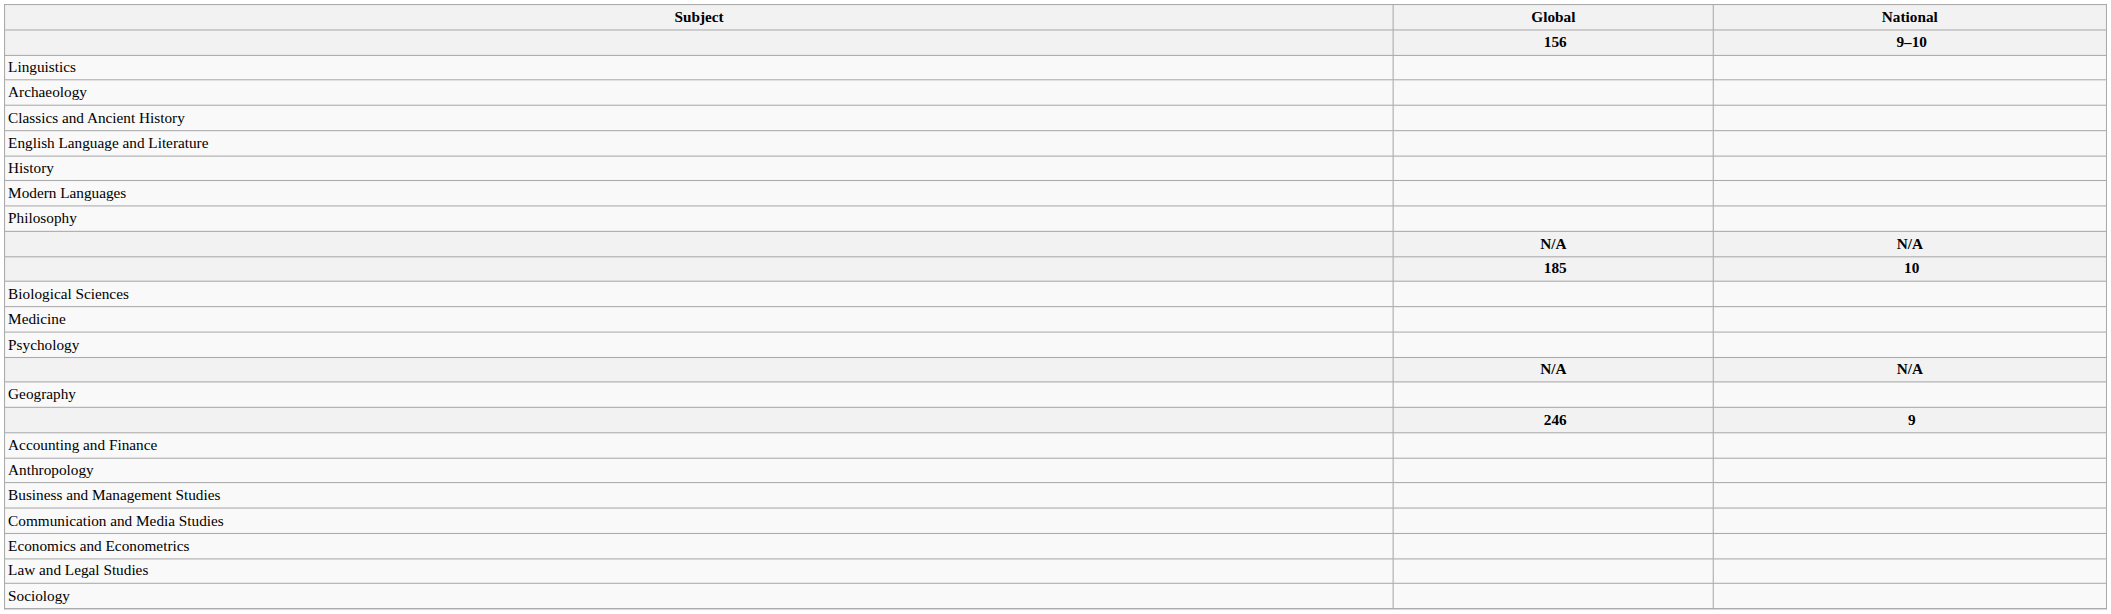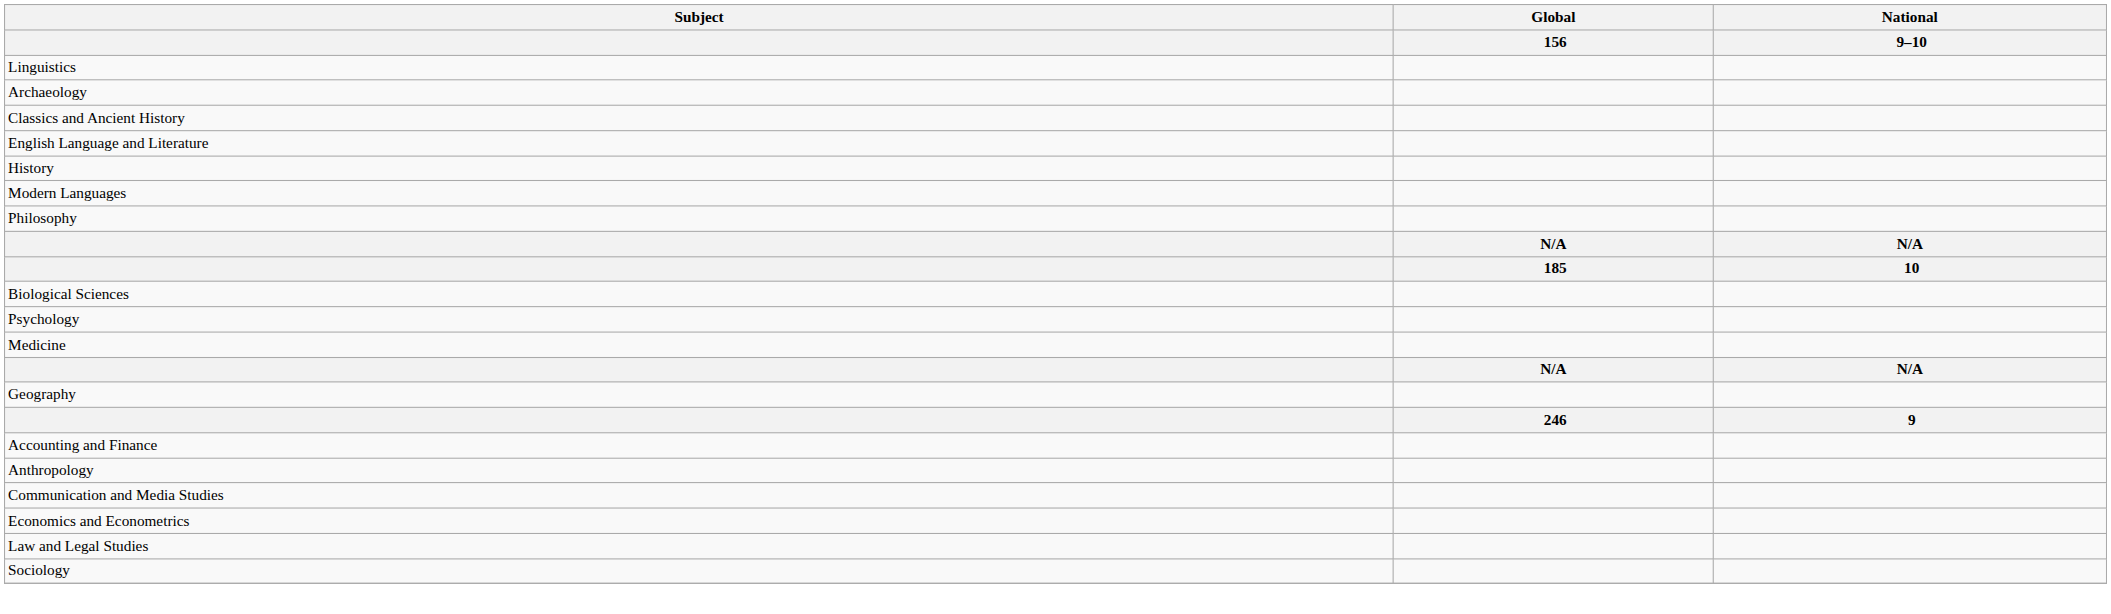rows swapped: (37, 319) <-> (44, 344)
- row: (114, 495)
